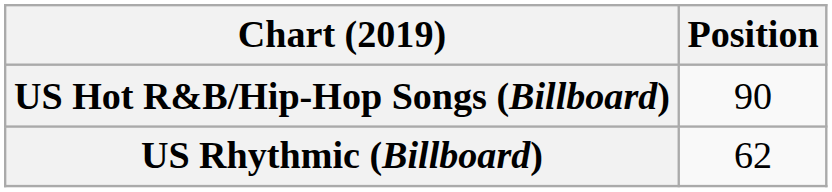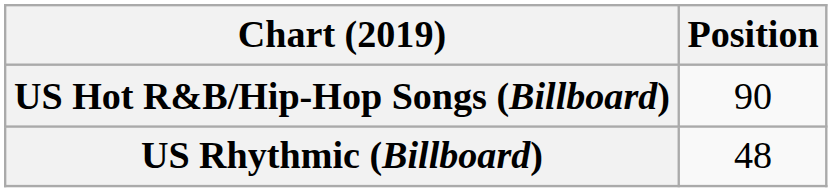(753, 155) 62 -> (753, 155) 48
